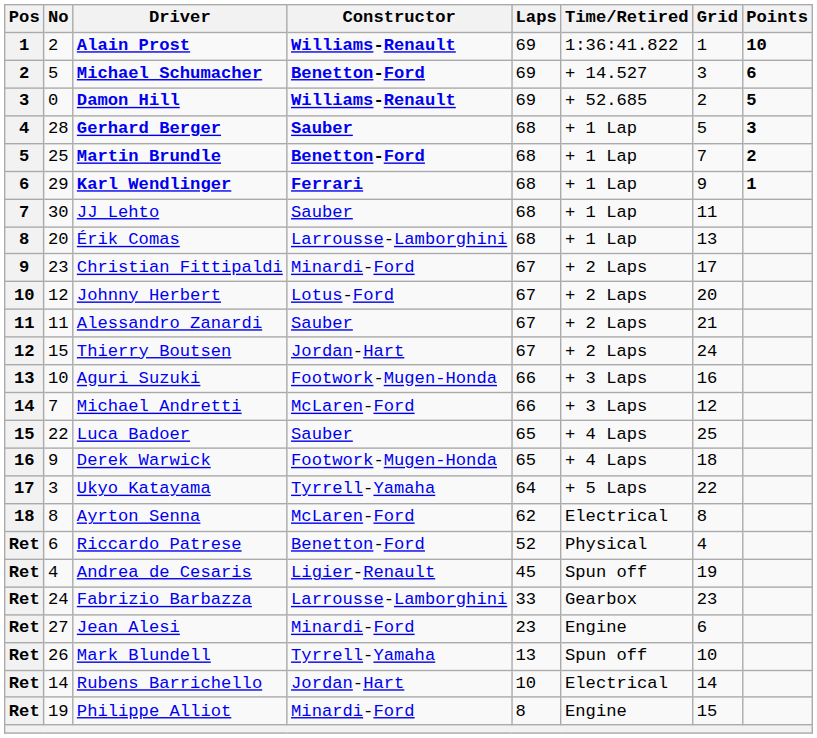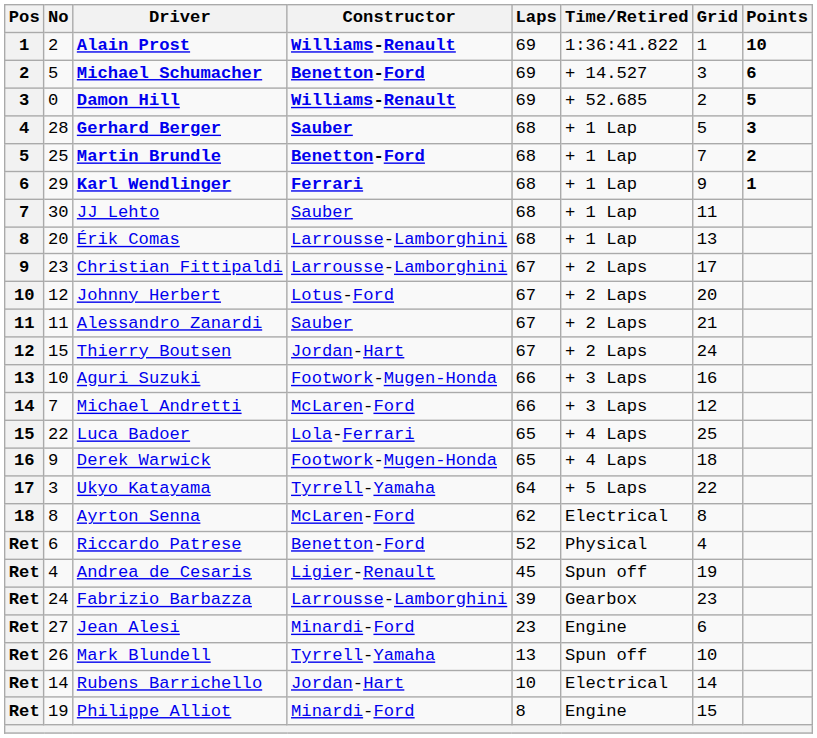(353, 268) Minardi-Ford -> (399, 268) Larrousse-Lamborghini
(322, 435) Sauber -> (353, 435) Lola-Ferrari
(526, 601) 33 -> (526, 601) 39
